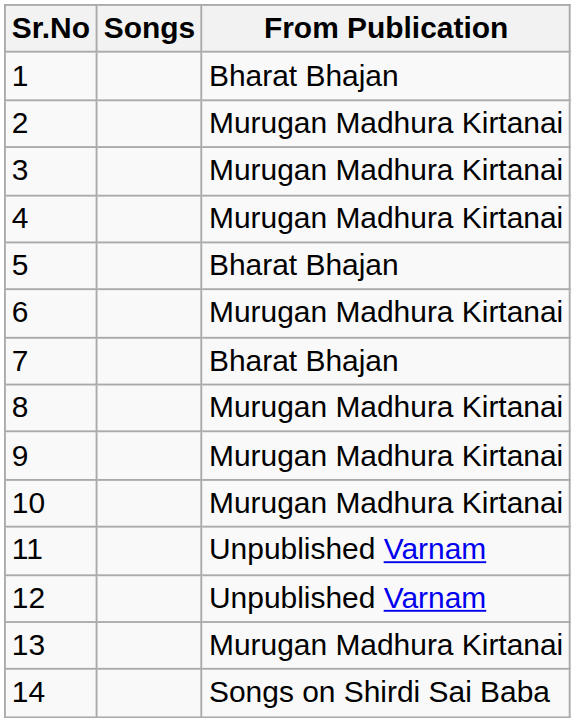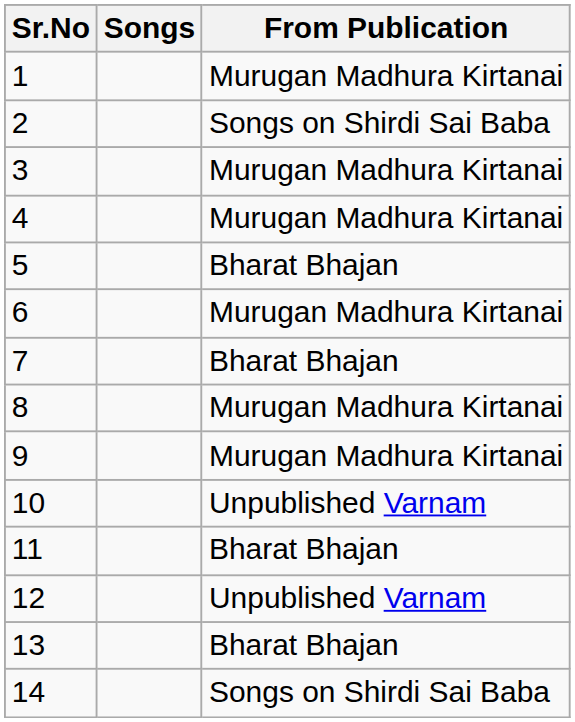(304, 75) Bharat Bhajan -> (386, 75) Murugan Madhura Kirtanai
(386, 123) Murugan Madhura Kirtanai -> (379, 123) Songs on Shirdi Sai Baba
(386, 502) Murugan Madhura Kirtanai -> (348, 502) Unpublished Varnam
(348, 550) Unpublished Varnam -> (304, 550) Bharat Bhajan
(386, 645) Murugan Madhura Kirtanai -> (304, 645) Bharat Bhajan
